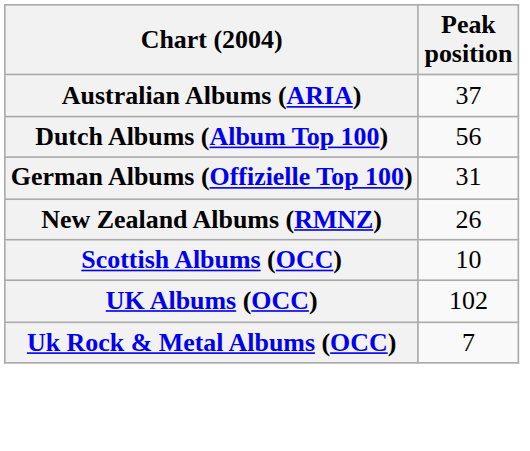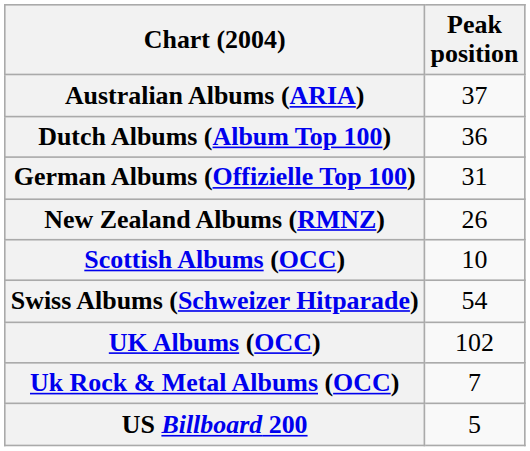(468, 136) 56 -> (474, 136) 36
+ row: (215, 300)
+ row: (215, 424)
